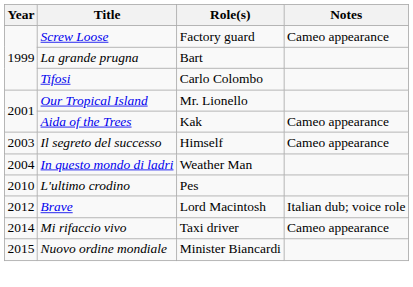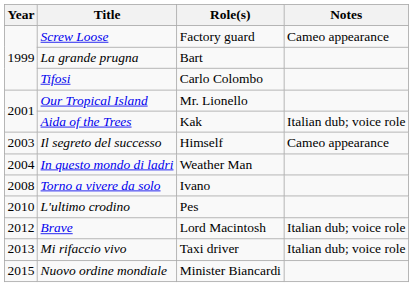(338, 121) Cameo appearance -> (346, 121) Italian dub; voice role
+ row: (101, 185)
(21, 228) 2014 -> (21, 249) 2013
(338, 228) Cameo appearance -> (346, 249) Italian dub; voice role
